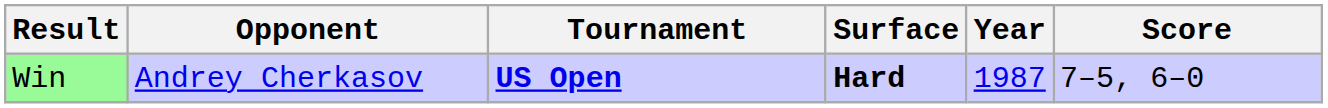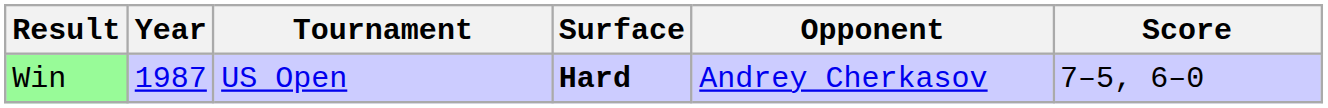columns swapped: (1010, 30) <-> (308, 30)
(559, 79) bold -> (284, 79) normal
